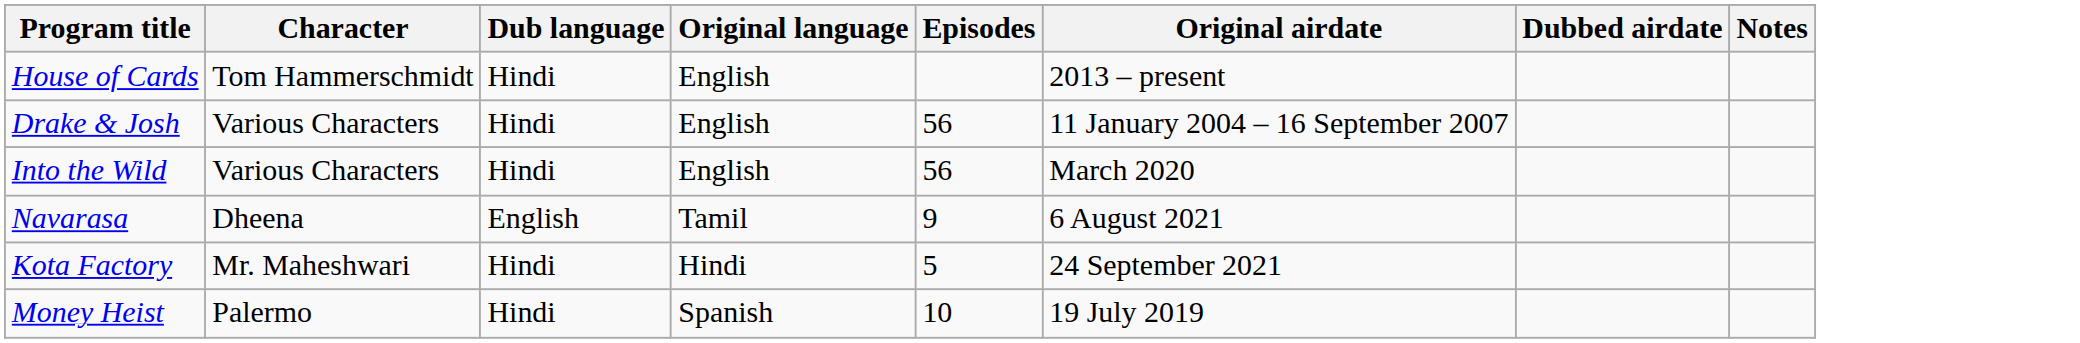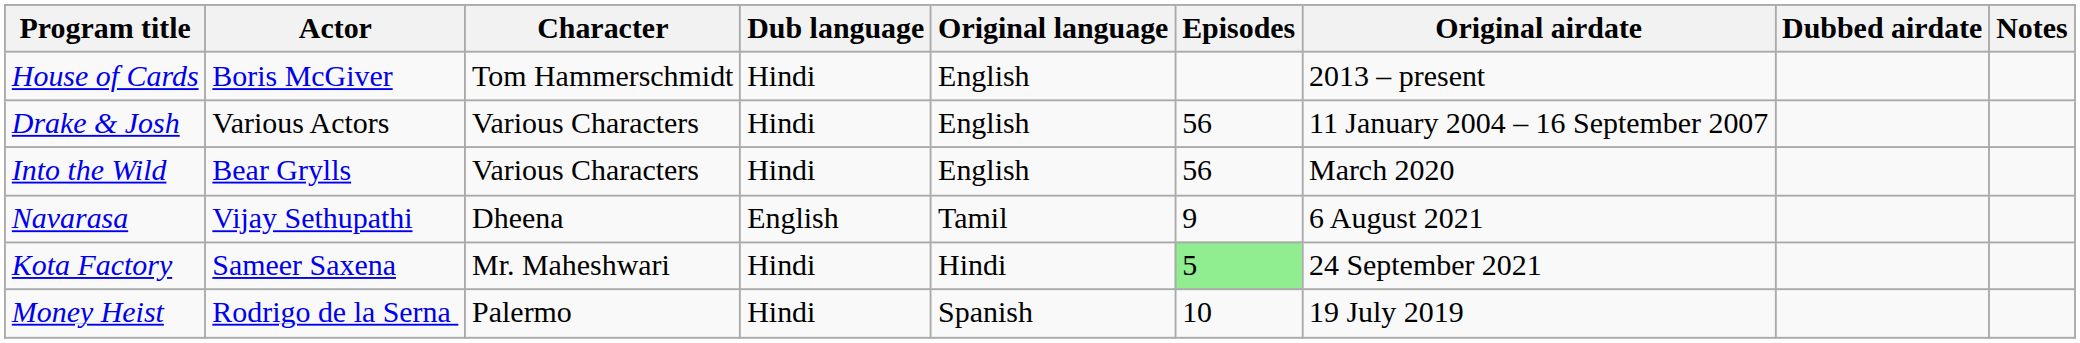+ column: (335, 28)
(930, 265) no background -> (1190, 265) lightgreen background
